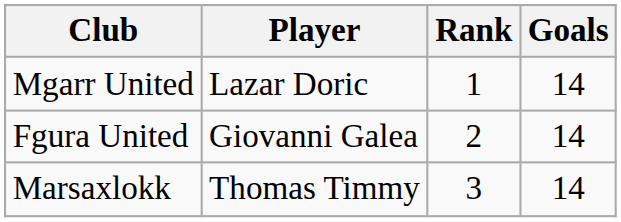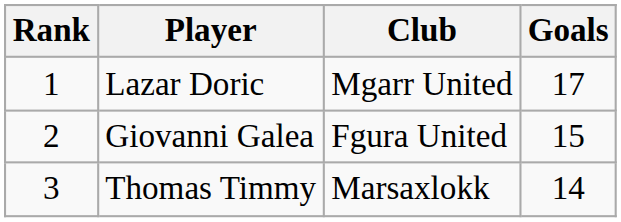columns swapped: (474, 30) <-> (103, 30)
(568, 83) 14 -> (568, 83) 17
(568, 135) 14 -> (568, 135) 15
